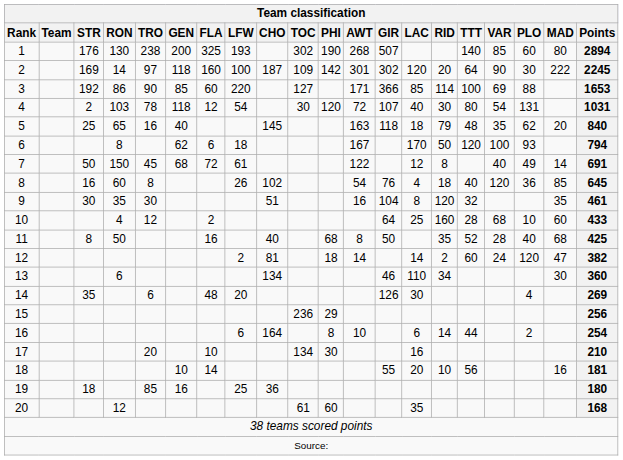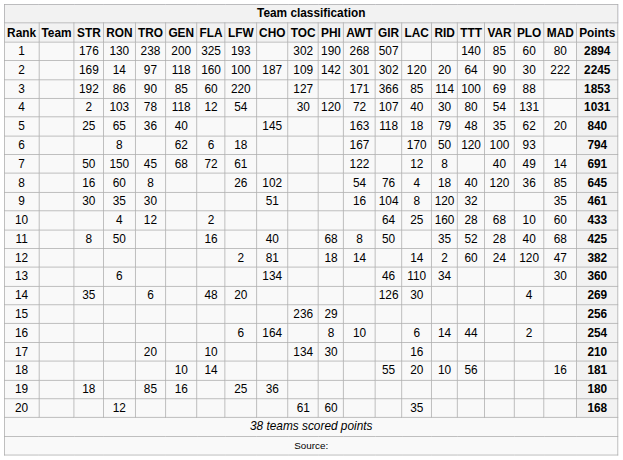(597, 88) 1653 -> (597, 88) 1853
(150, 126) 16 -> (150, 126) 36
